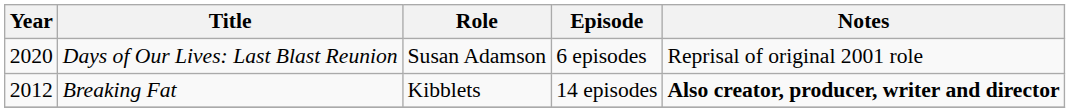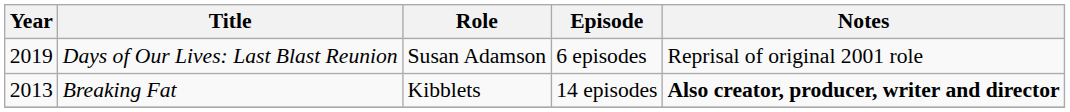(31, 55) 2020 -> (31, 55) 2019
(31, 90) 2012 -> (31, 90) 2013
